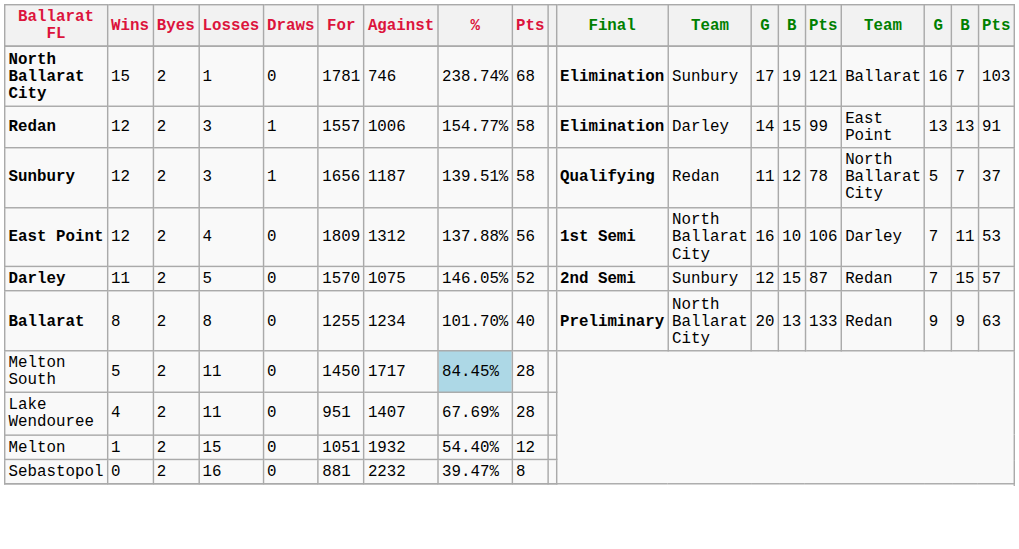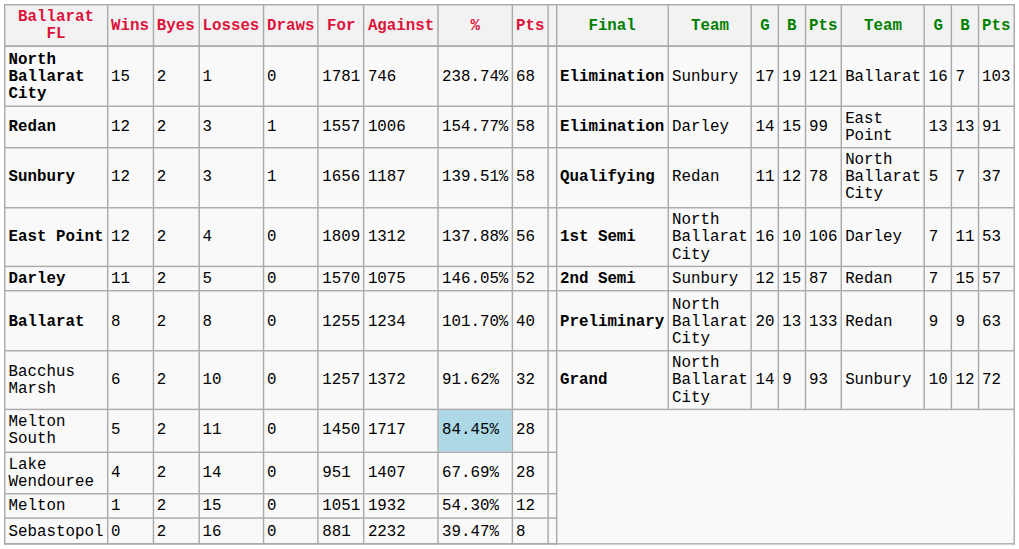+ row: (42, 380)
(212, 414) 11 -> (212, 473) 14
(470, 447) 54.40% -> (470, 506) 54.30%
